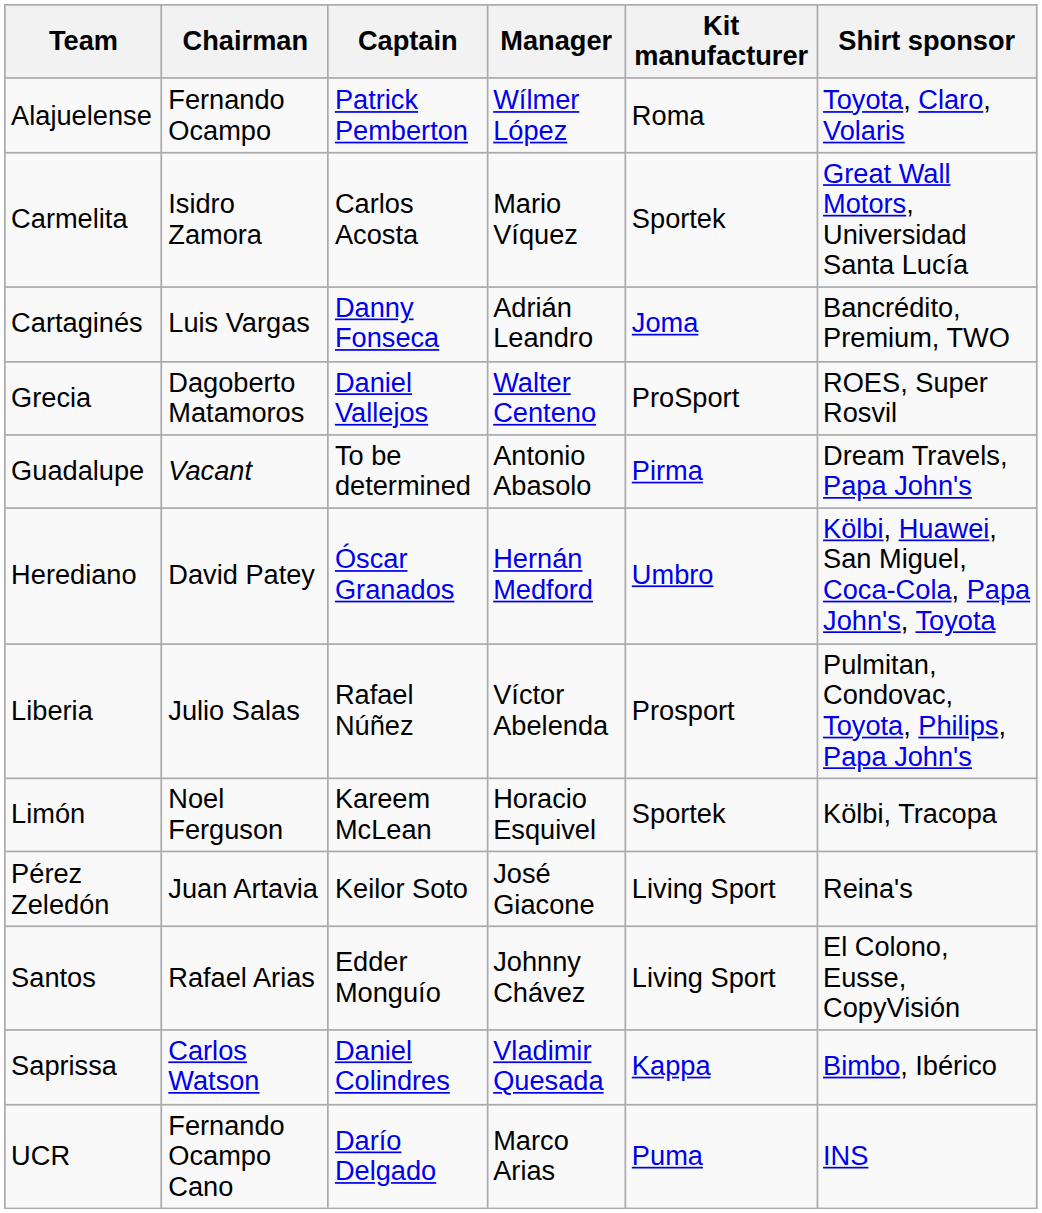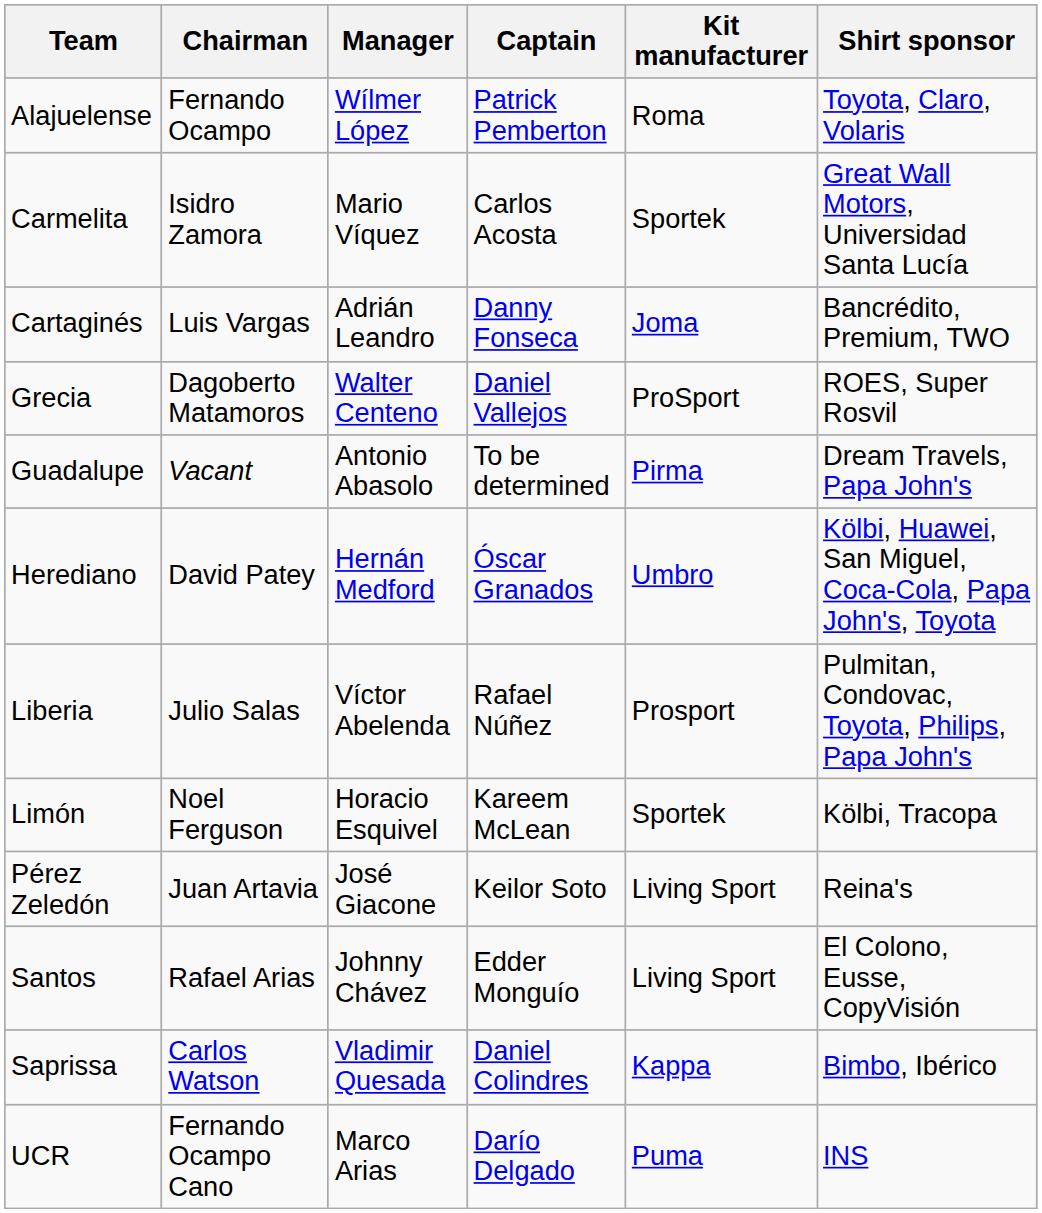columns swapped: (556, 41) <-> (408, 41)
